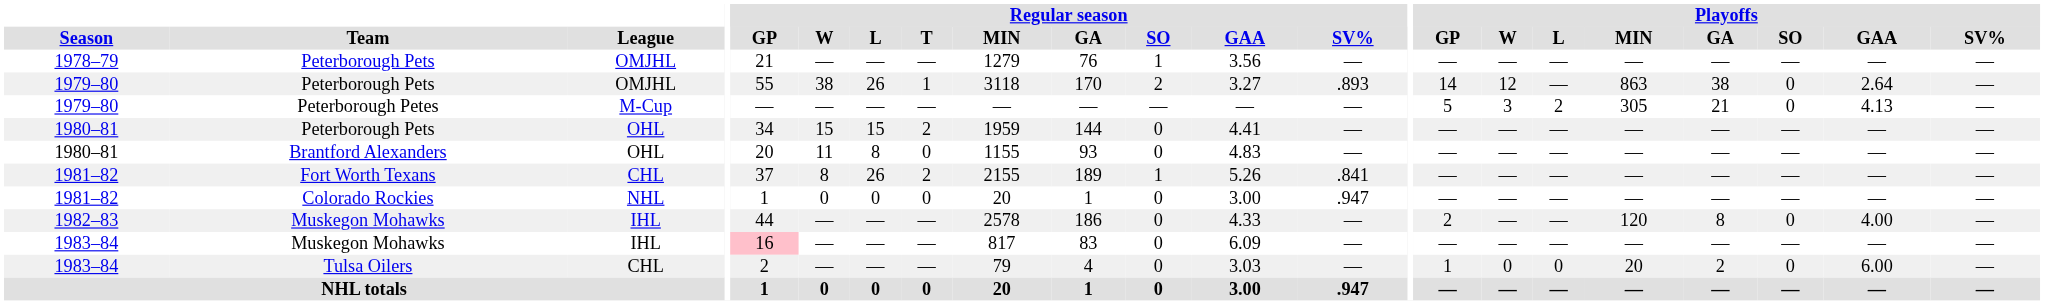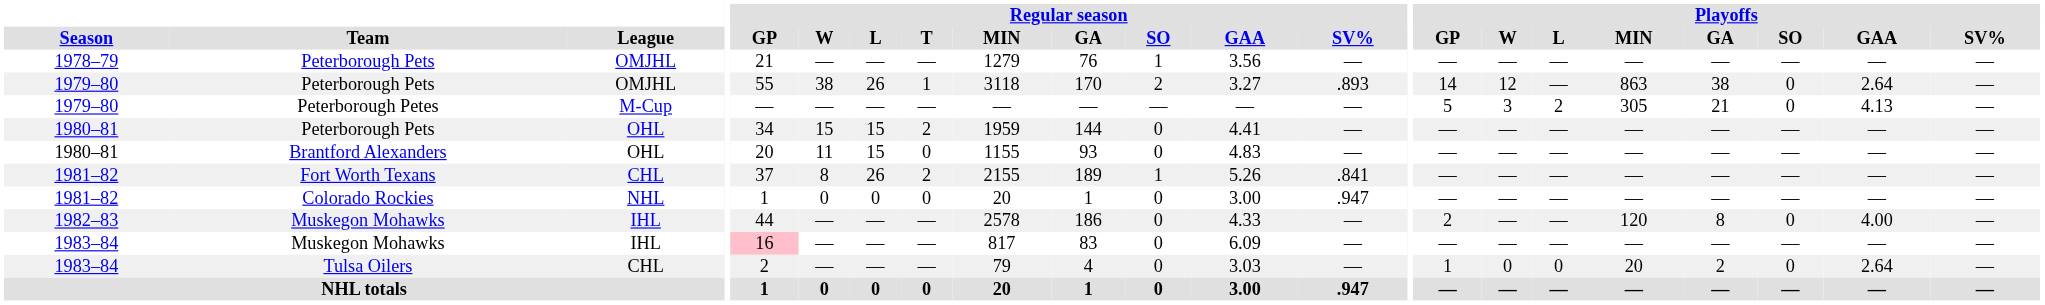(875, 152) 8 -> (875, 152) 15
(1877, 266) 6.00 -> (1877, 266) 2.64
